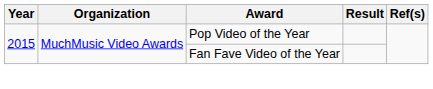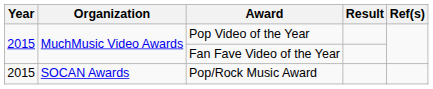+ row: (253, 73)
